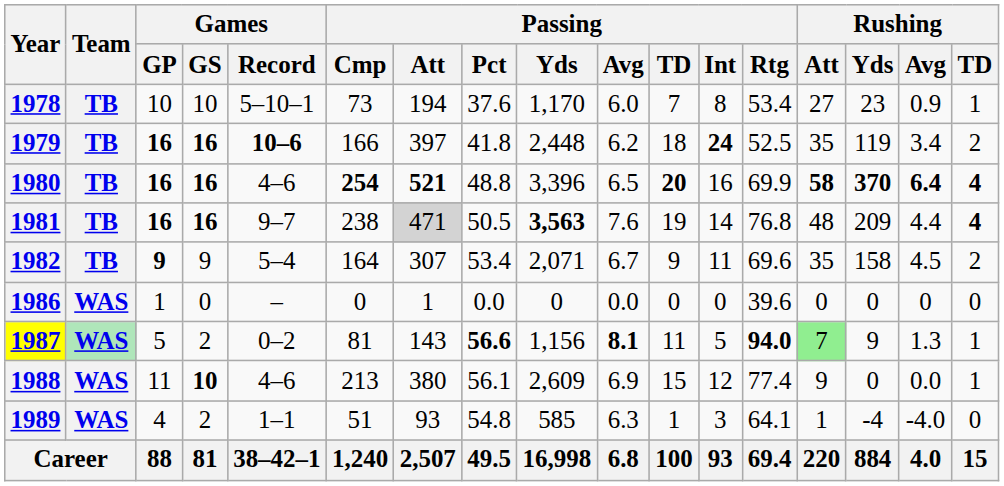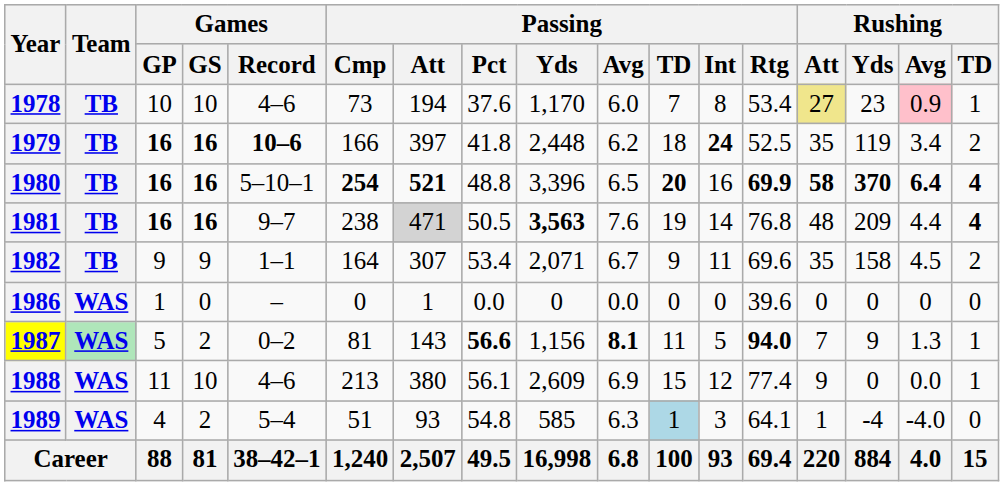(277, 103) 5–10–1 -> (277, 103) 4–6
(822, 103) no background -> (822, 103) khaki background
(926, 103) no background -> (926, 103) pink background
(277, 182) 4–6 -> (277, 182) 5–10–1
(770, 182) normal -> (770, 182) bold
(160, 261) bold -> (160, 261) normal
(277, 261) 5–4 -> (277, 261) 1–1
(822, 340) lightgreen background -> (822, 340) no background
(205, 380) bold -> (205, 380) normal
(277, 420) 1–1 -> (277, 420) 5–4
(674, 420) no background -> (674, 420) lightblue background
